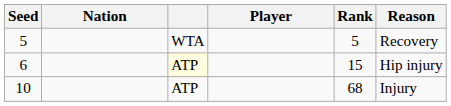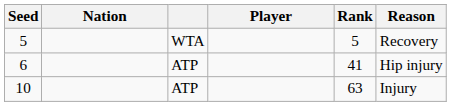(185, 64) lightyellow background -> (185, 64) no background
(355, 64) 15 -> (355, 64) 41
(355, 88) 68 -> (355, 88) 63
